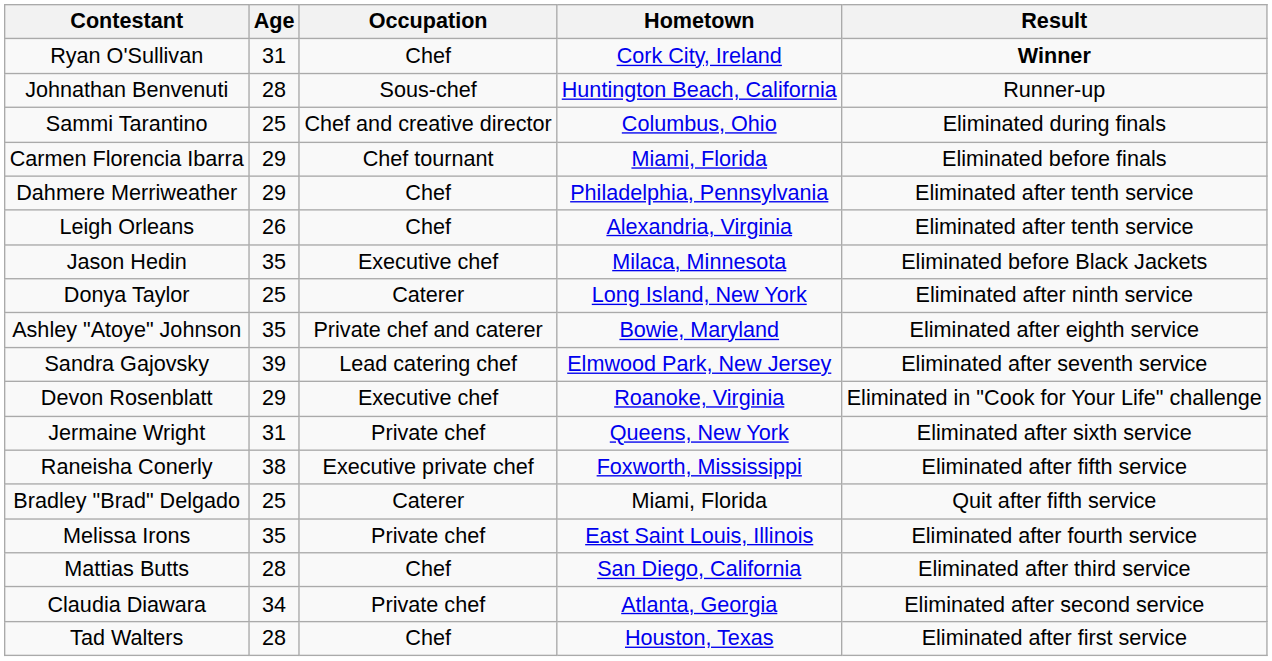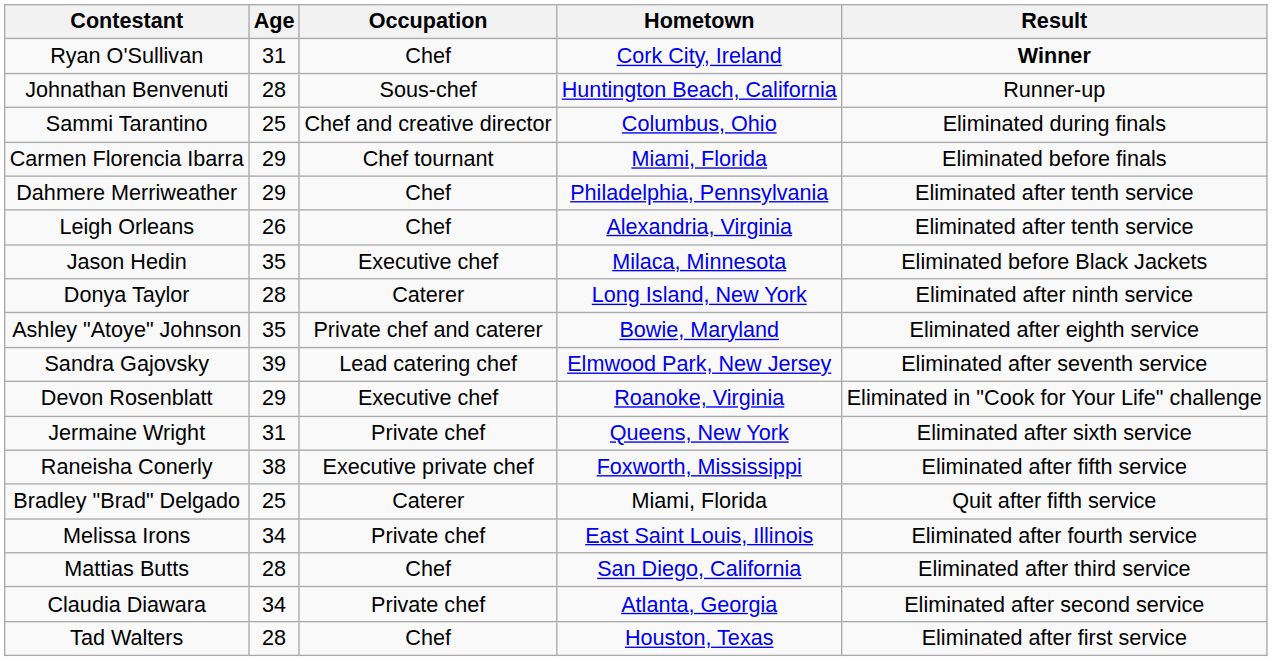(274, 295) 25 -> (274, 295) 28
(274, 535) 35 -> (274, 535) 34
